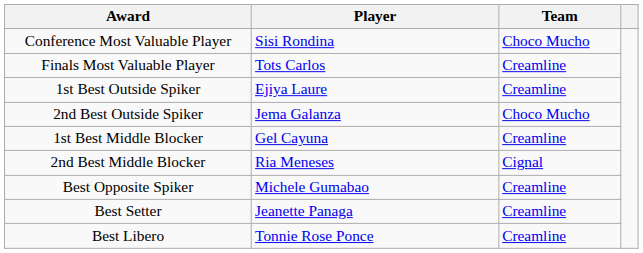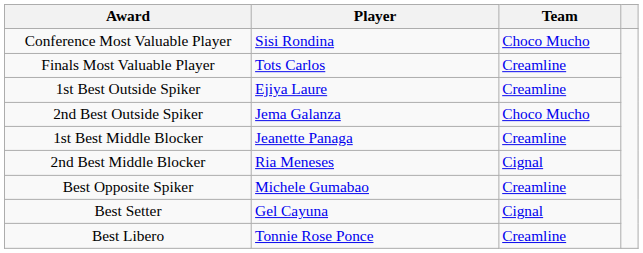(292, 138) Gel Cayuna -> (304, 138) Jeanette Panaga
(304, 211) Jeanette Panaga -> (292, 211) Gel Cayuna
(534, 211) Creamline -> (523, 211) Cignal
